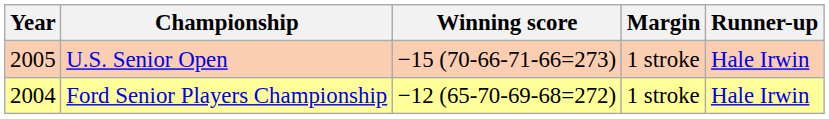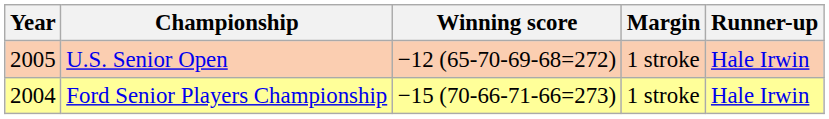(507, 58) −15 (70-66-71-66=273) -> (507, 58) −12 (65-70-69-68=272)
(507, 95) −12 (65-70-69-68=272) -> (507, 95) −15 (70-66-71-66=273)
